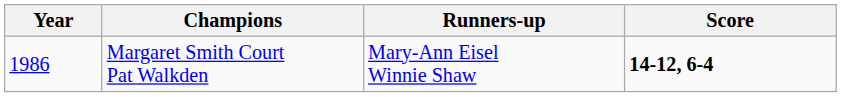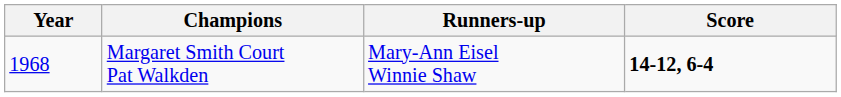(29, 63) 1986 -> (29, 63) 1968
